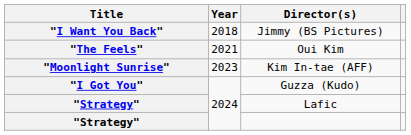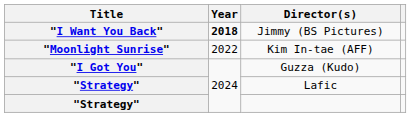(225, 31) normal -> (225, 31) bold
- row: (320, 49)
(225, 67) 2023 -> (225, 49) 2022
